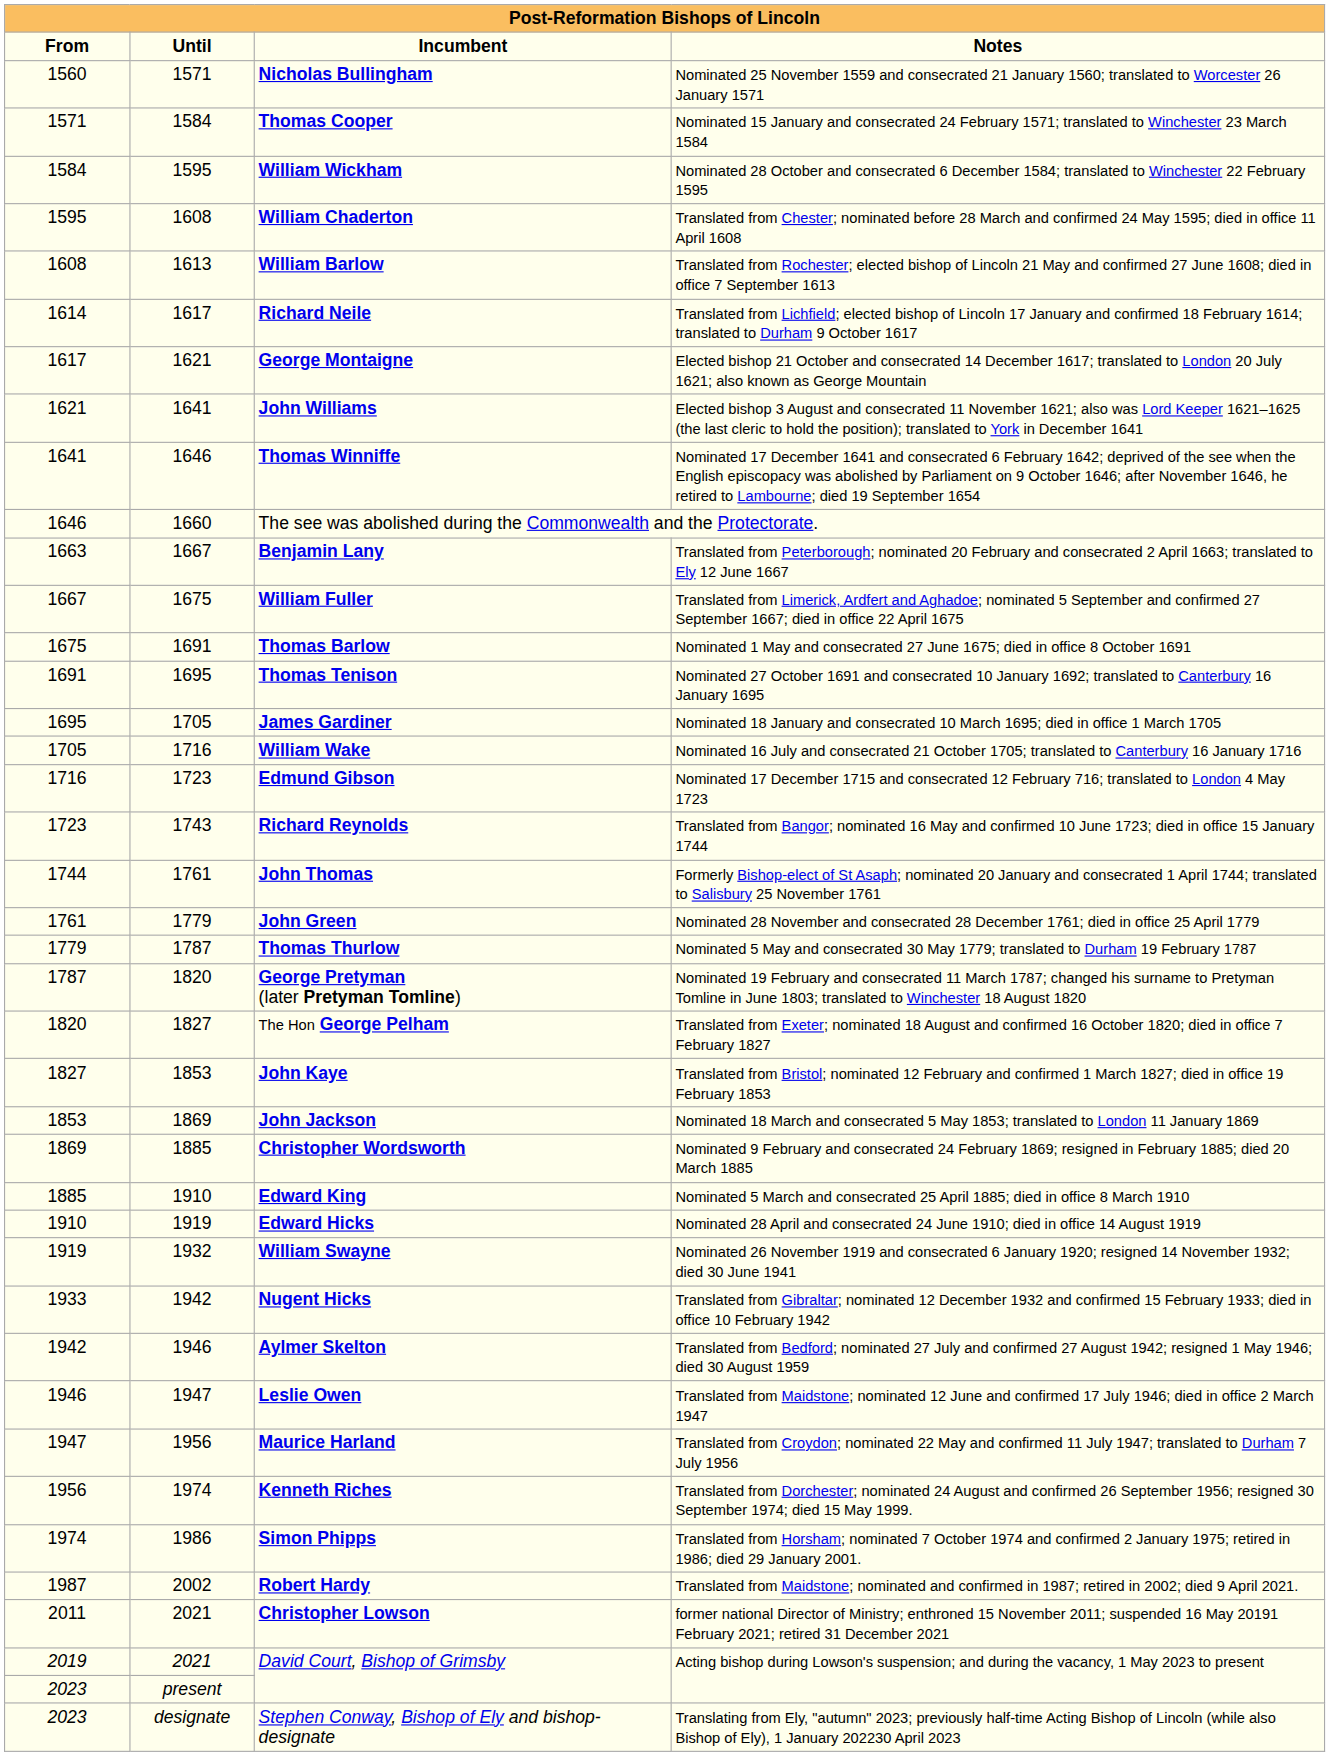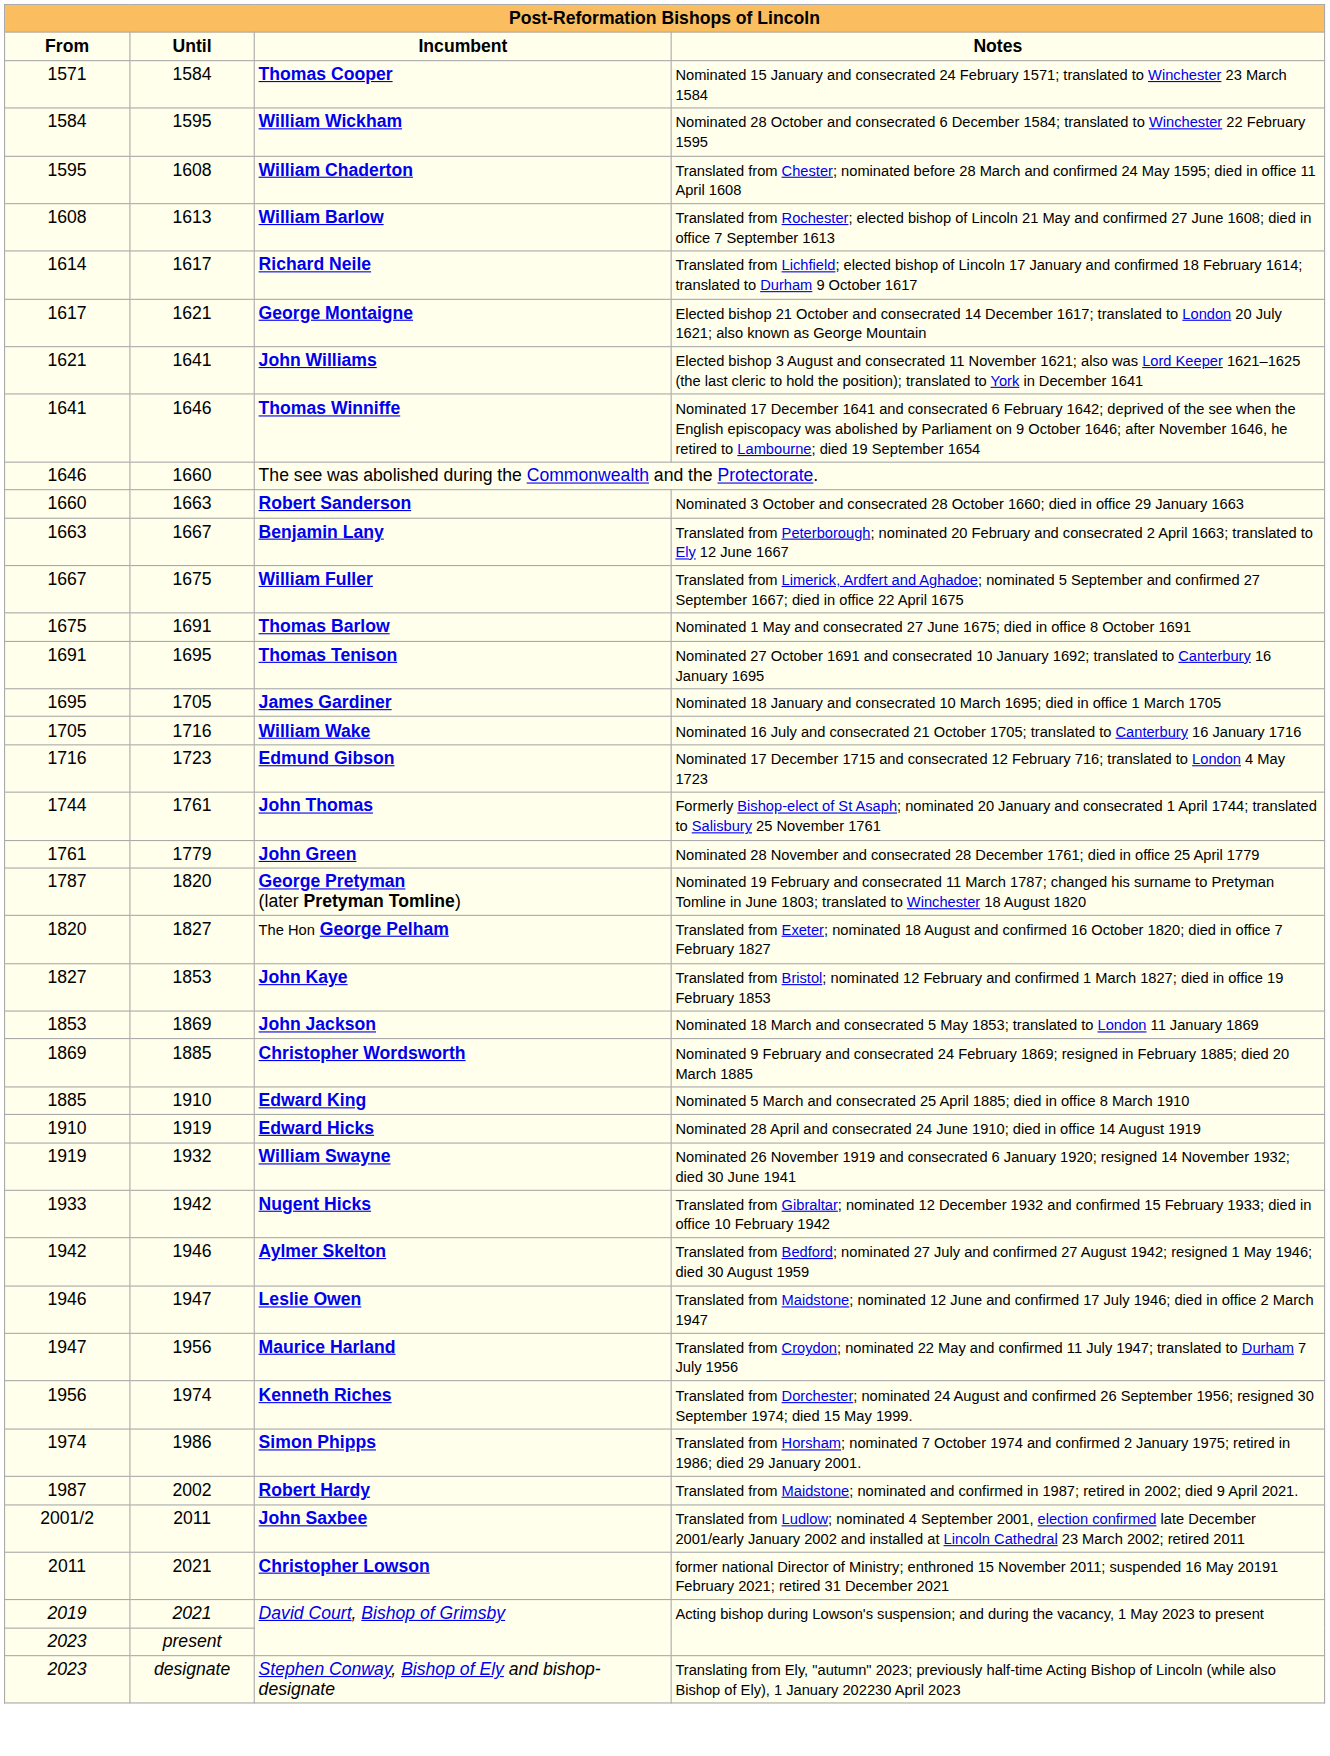- row: (67, 74)
+ row: (67, 503)
- row: (67, 825)
- row: (67, 949)
+ row: (67, 1518)
